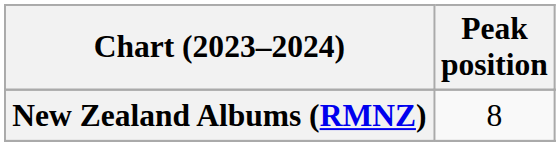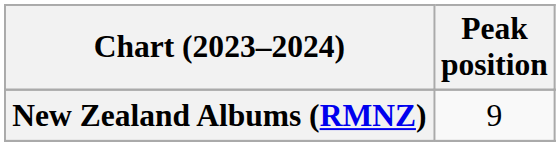(494, 114) 8 -> (494, 114) 9
